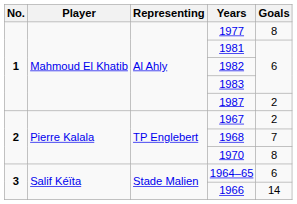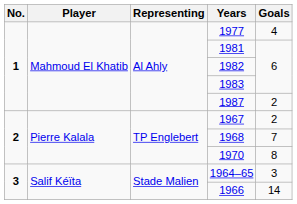(274, 31) 8 -> (274, 31) 4
(274, 173) 6 -> (274, 173) 3
